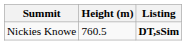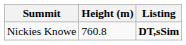(94, 31) 760.5 -> (94, 31) 760.8
